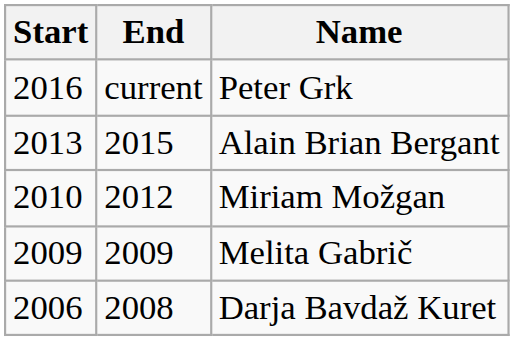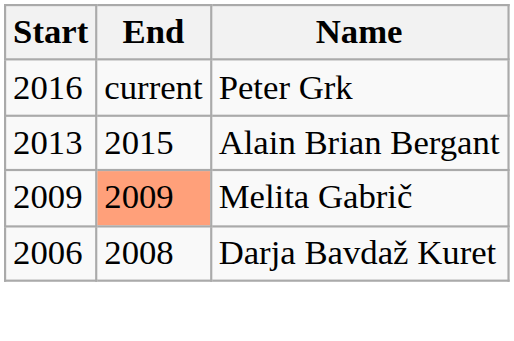- row: (332, 197)
(139, 252) no background -> (139, 197) lightsalmon background
